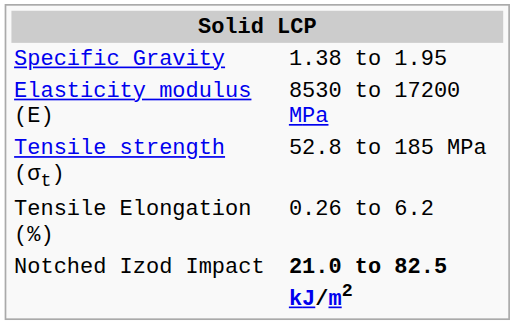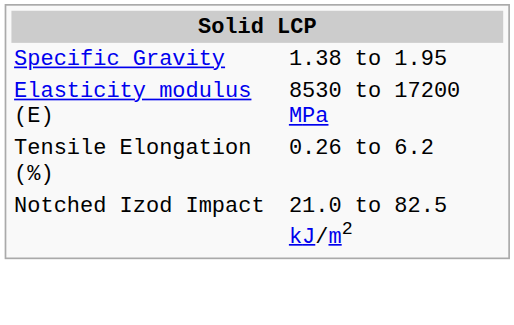- row: (120, 163)
(368, 283) bold -> (368, 221) normal
